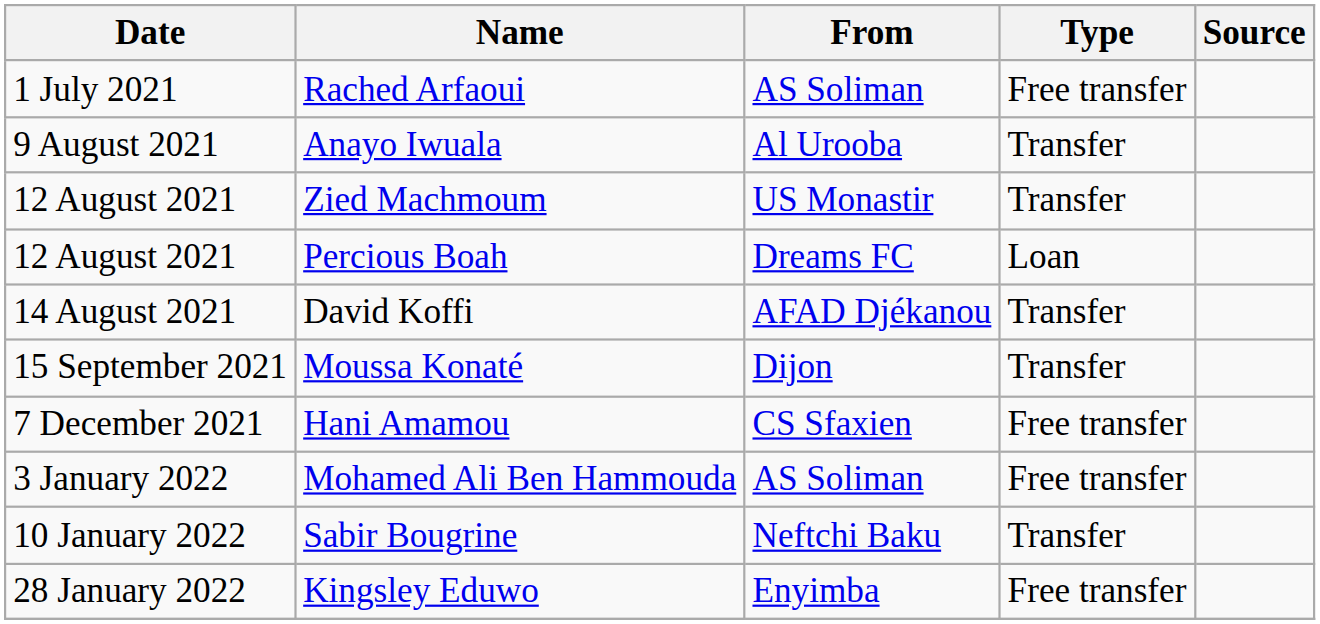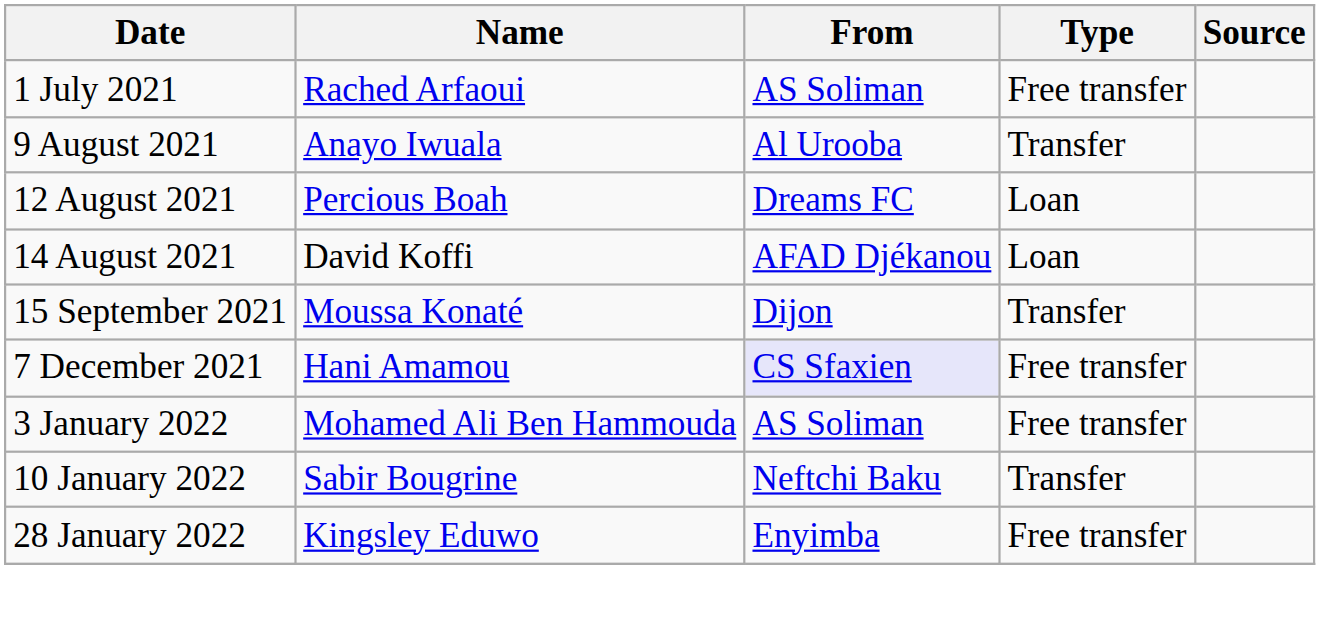- row: (425, 199)
(1067, 311) Transfer -> (1044, 255) Loan
(832, 423) no background -> (832, 367) lavender background
